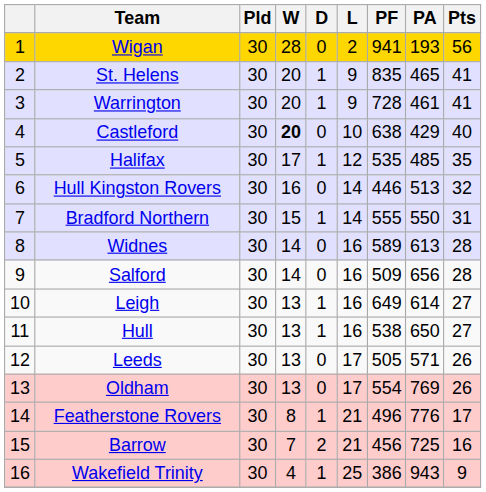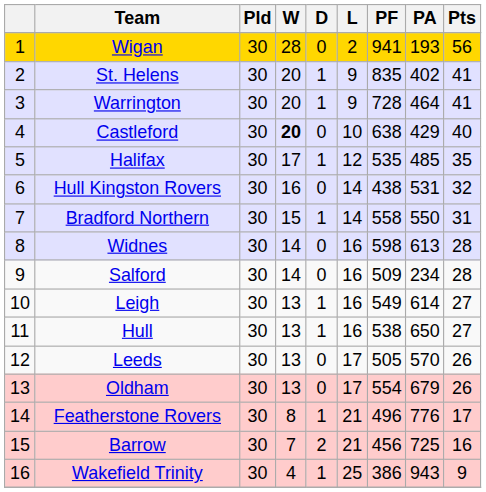(425, 75) 465 -> (425, 75) 402
(425, 103) 461 -> (425, 103) 464
(387, 189) 446 -> (387, 189) 438
(425, 189) 513 -> (425, 189) 531
(387, 217) 555 -> (387, 217) 558
(387, 246) 589 -> (387, 246) 598
(425, 274) 656 -> (425, 274) 234
(387, 302) 649 -> (387, 302) 549
(425, 359) 571 -> (425, 359) 570
(425, 388) 769 -> (425, 388) 679
